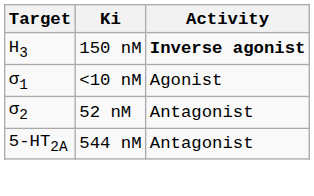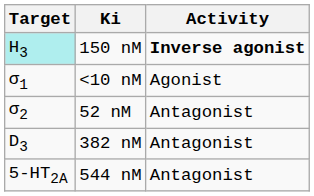(18, 49) no background -> (18, 49) paleturquoise background
+ row: (110, 144)
